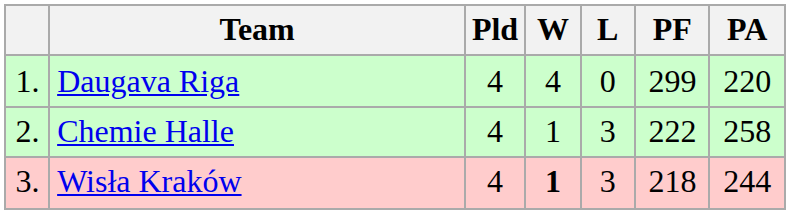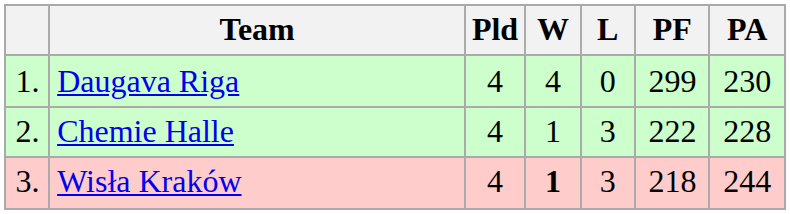(747, 80) 220 -> (747, 80) 230
(747, 131) 258 -> (747, 131) 228
